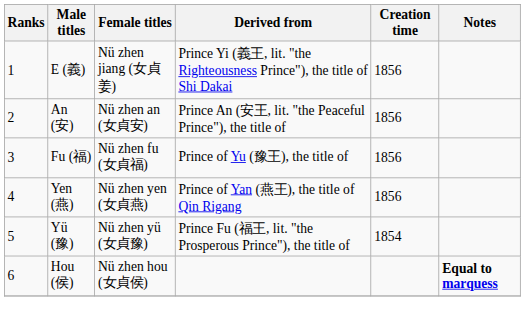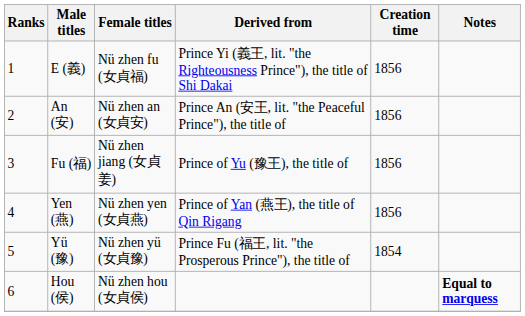(129, 69) Nü zhen jiang (女貞姜) -> (128, 67) Nü zhen fu (女貞福)
(128, 156) Nü zhen fu (女貞福) -> (129, 163) Nü zhen jiang (女貞姜)
